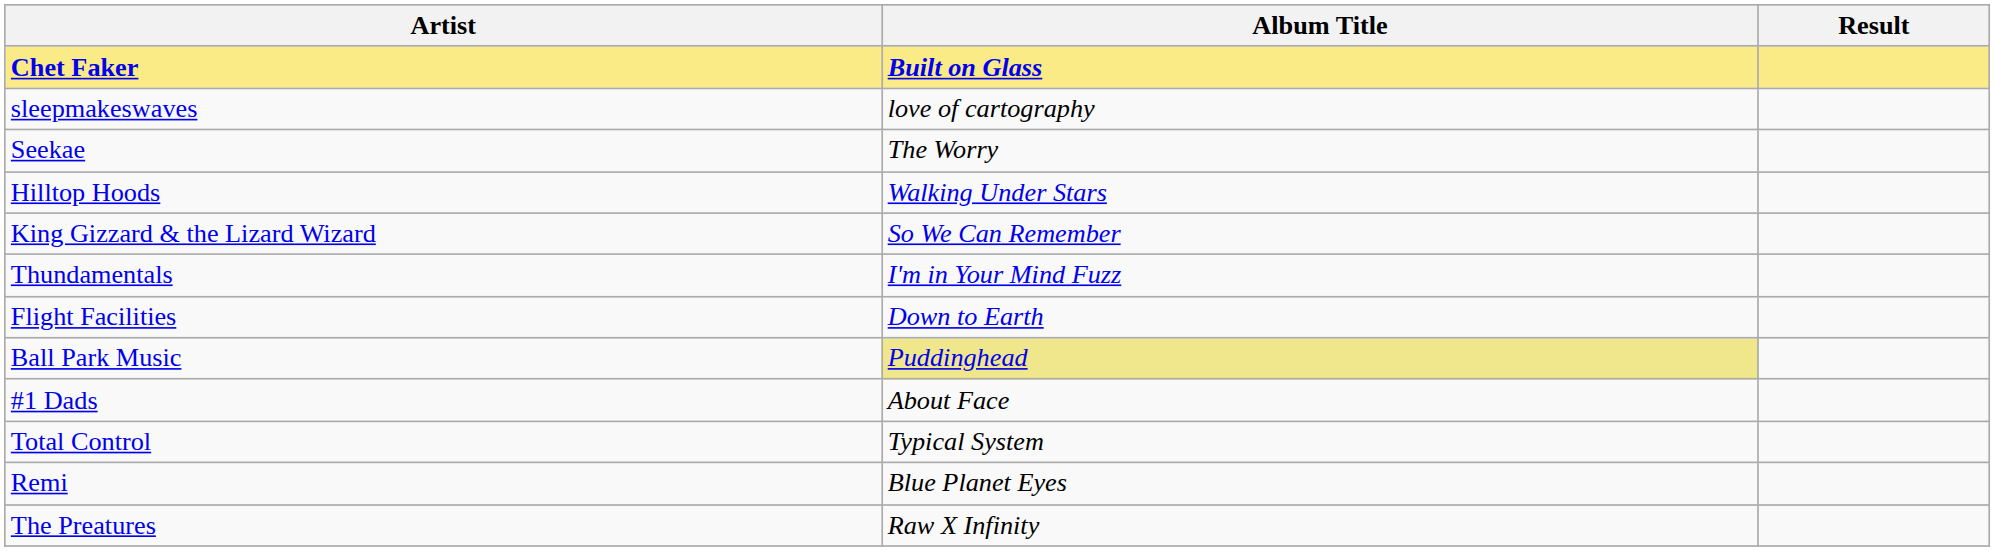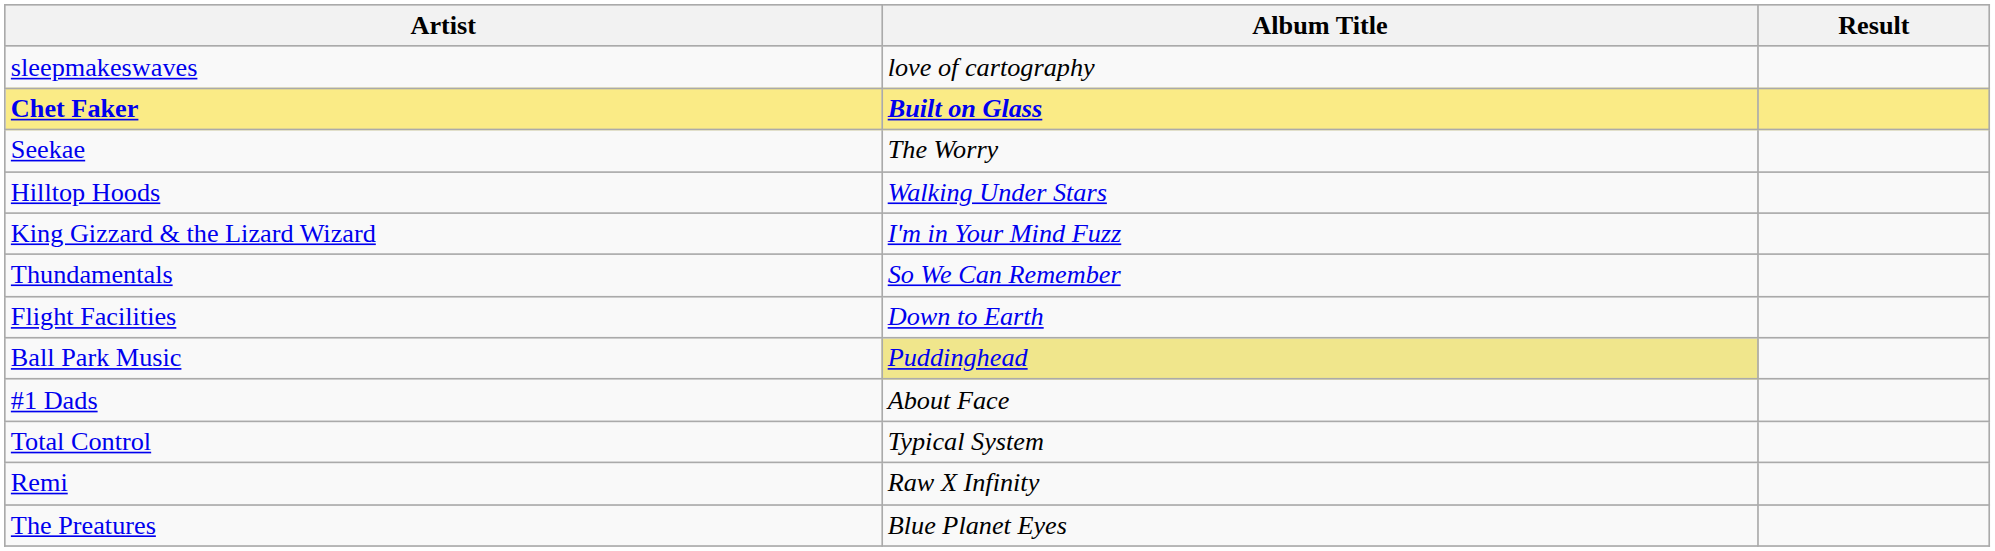rows swapped: (75, 66) <-> (104, 108)
(1004, 233) So We Can Remember -> (1004, 233) I'm in Your Mind Fuzz
(1004, 274) I'm in Your Mind Fuzz -> (1004, 274) So We Can Remember
(977, 483) Blue Planet Eyes -> (964, 483) Raw X Infinity
(964, 524) Raw X Infinity -> (977, 524) Blue Planet Eyes
